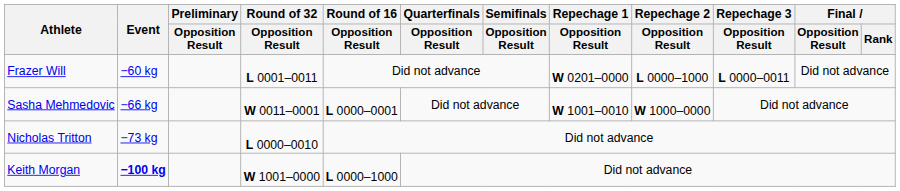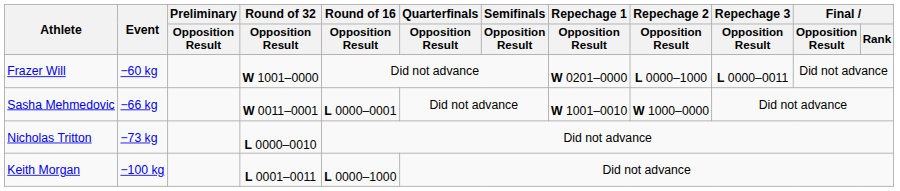(282, 78) L 0001–0011 -> (281, 78) W 1001–0000
(143, 170) bold -> (142, 170) normal
(282, 177) W 1001–0000 -> (281, 177) L 0001–0011
